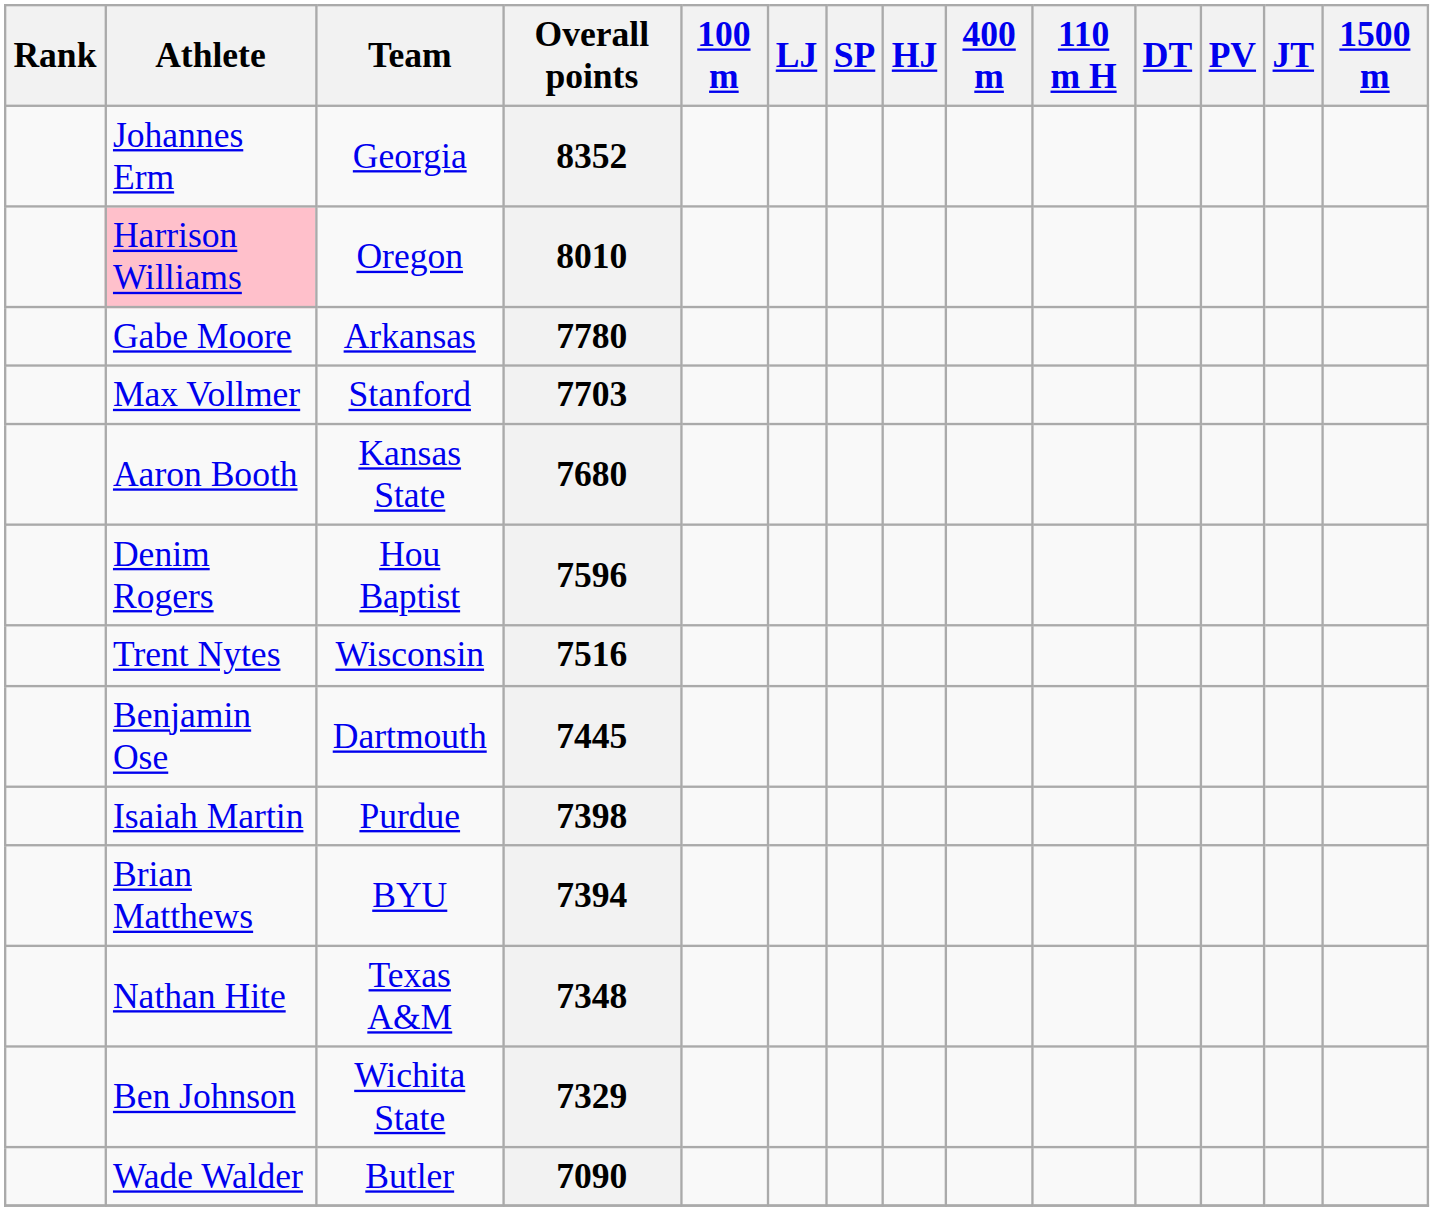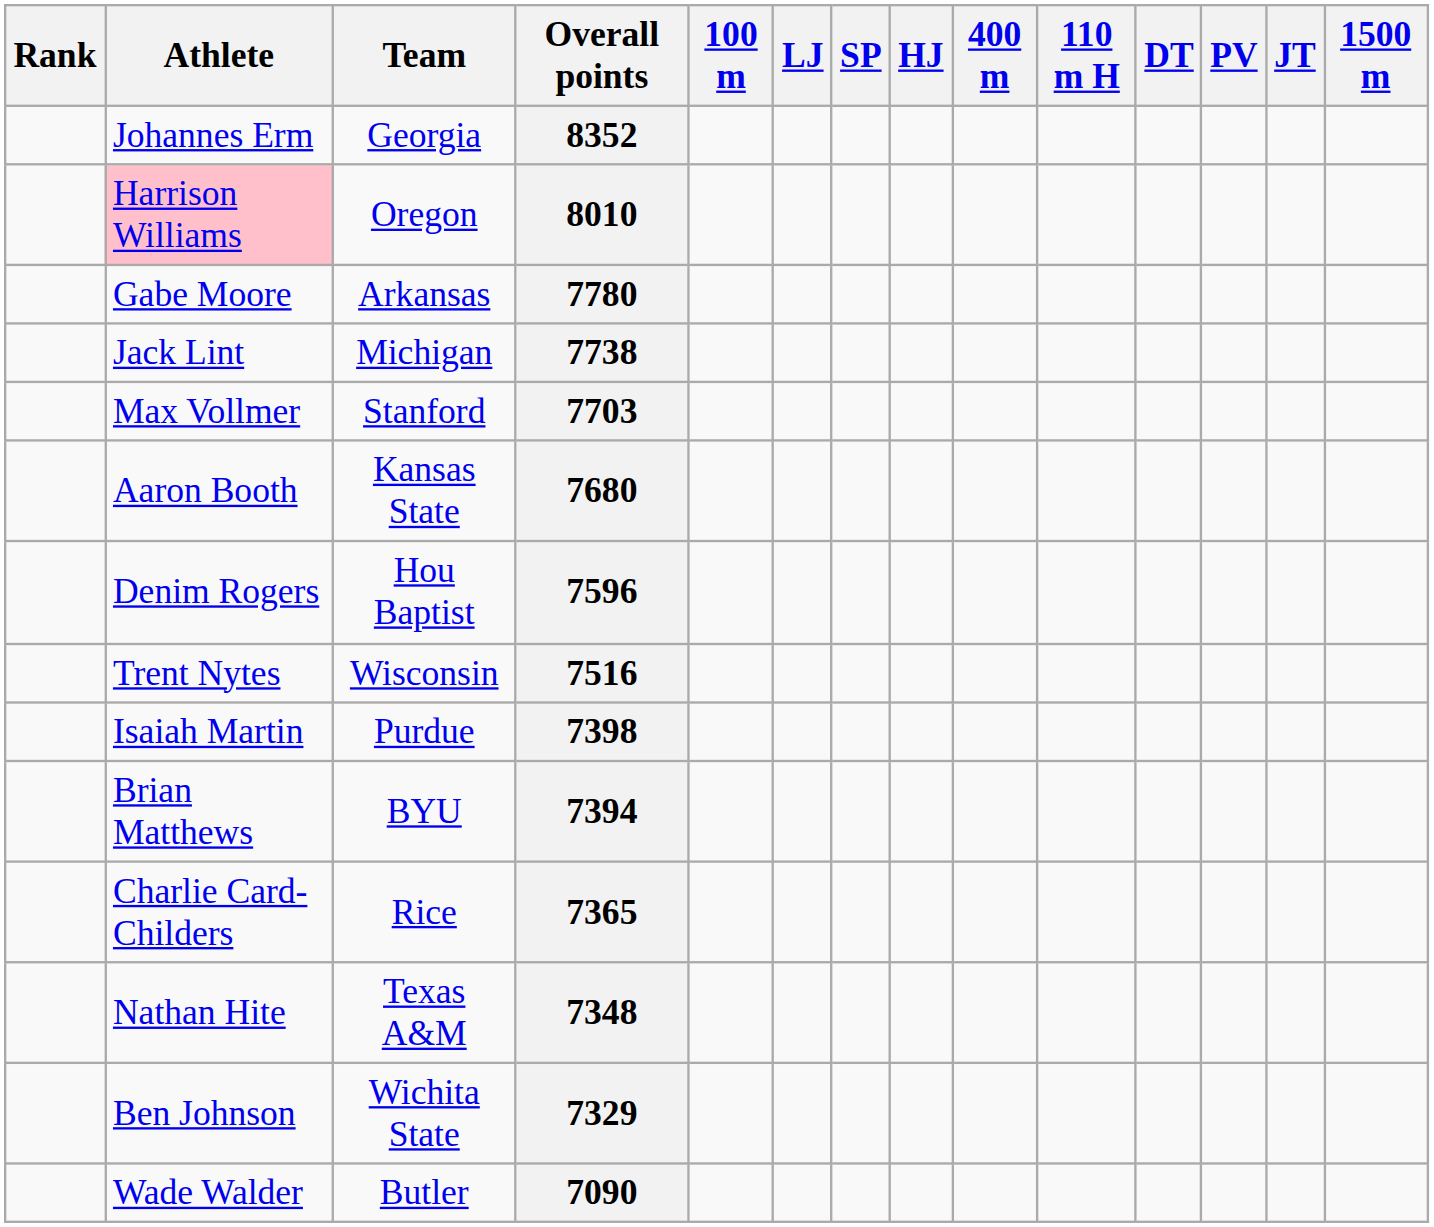+ row: (602, 352)
- row: (592, 734)
+ row: (602, 910)
